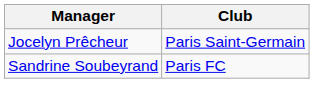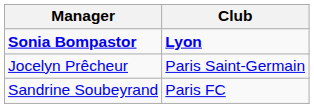+ row: (72, 41)
